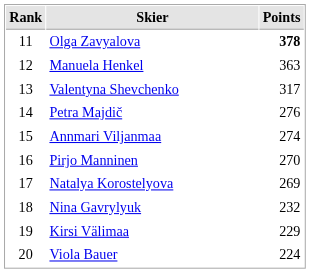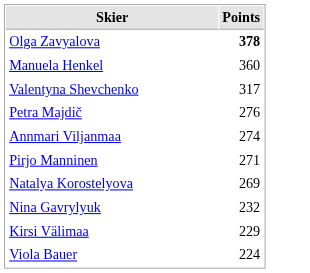- column: (26, 17)
(290, 65) 363 -> (250, 65) 360
(290, 160) 270 -> (250, 160) 271
